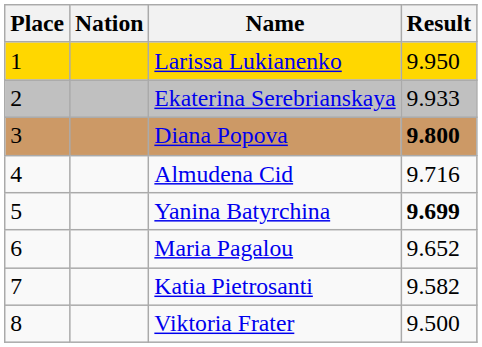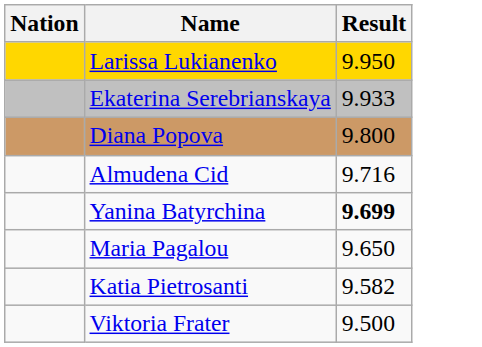- column: (37, 23)
(433, 135) bold -> (368, 135) normal
(433, 248) 9.652 -> (368, 248) 9.650
